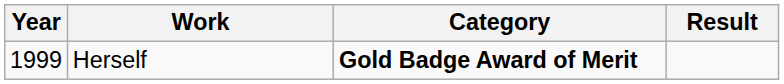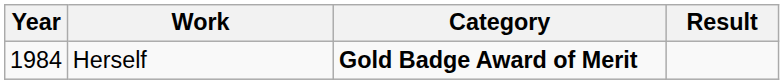(36, 60) 1999 -> (36, 60) 1984
